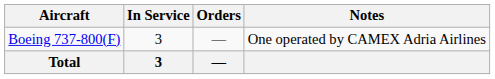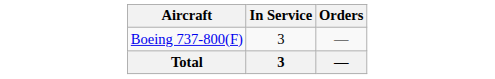- column: (367, 16)
